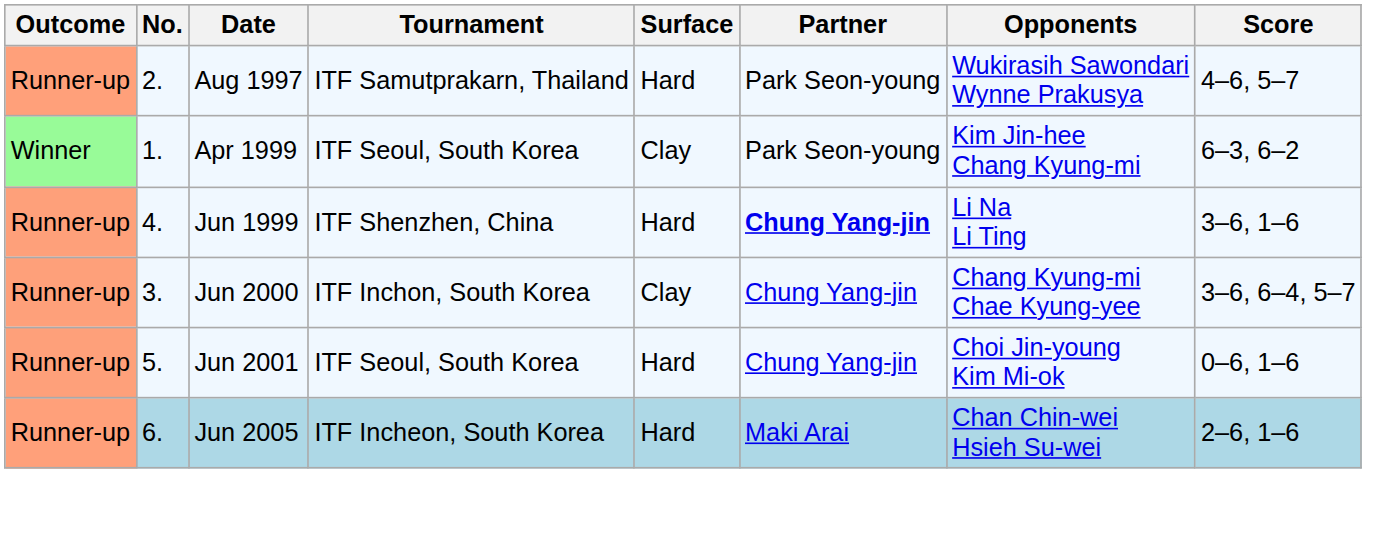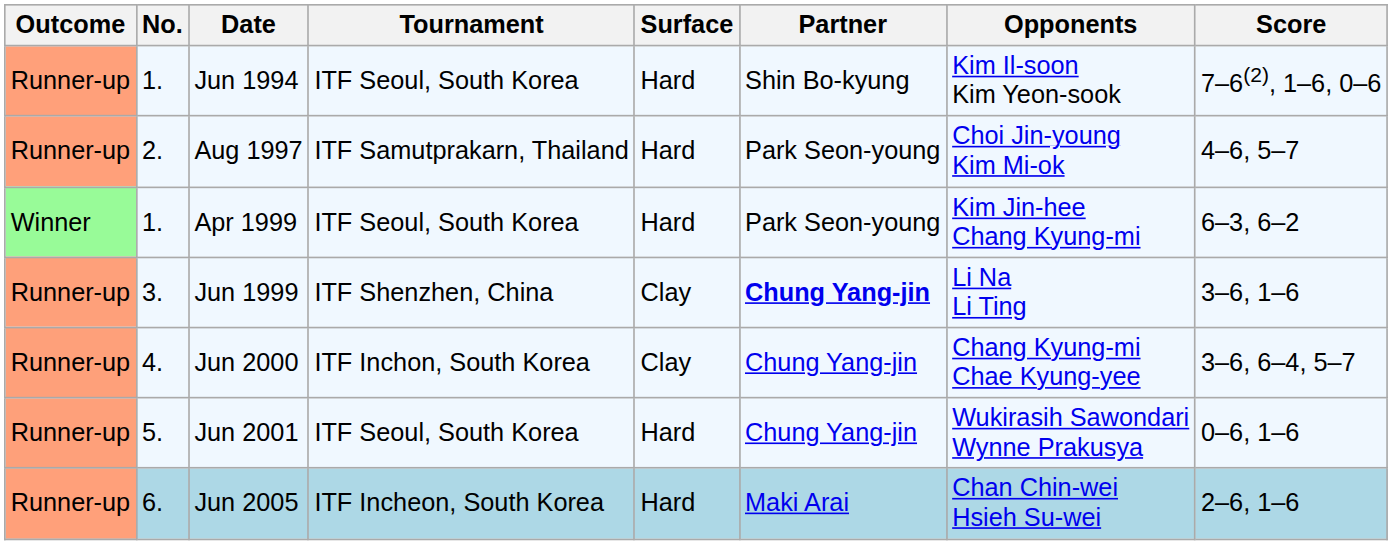+ row: (246, 80)
(1071, 80) Wukirasih Sawondari Wynne Prakusya -> (1037, 150) Choi Jin-young Kim Mi-ok
(666, 150) Clay -> (668, 221) Hard
(152, 221) 4. -> (152, 291) 3.
(668, 221) Hard -> (666, 291) Clay
(152, 291) 3. -> (152, 361) 4.
(1037, 361) Choi Jin-young Kim Mi-ok -> (1071, 432) Wukirasih Sawondari Wynne Prakusya
